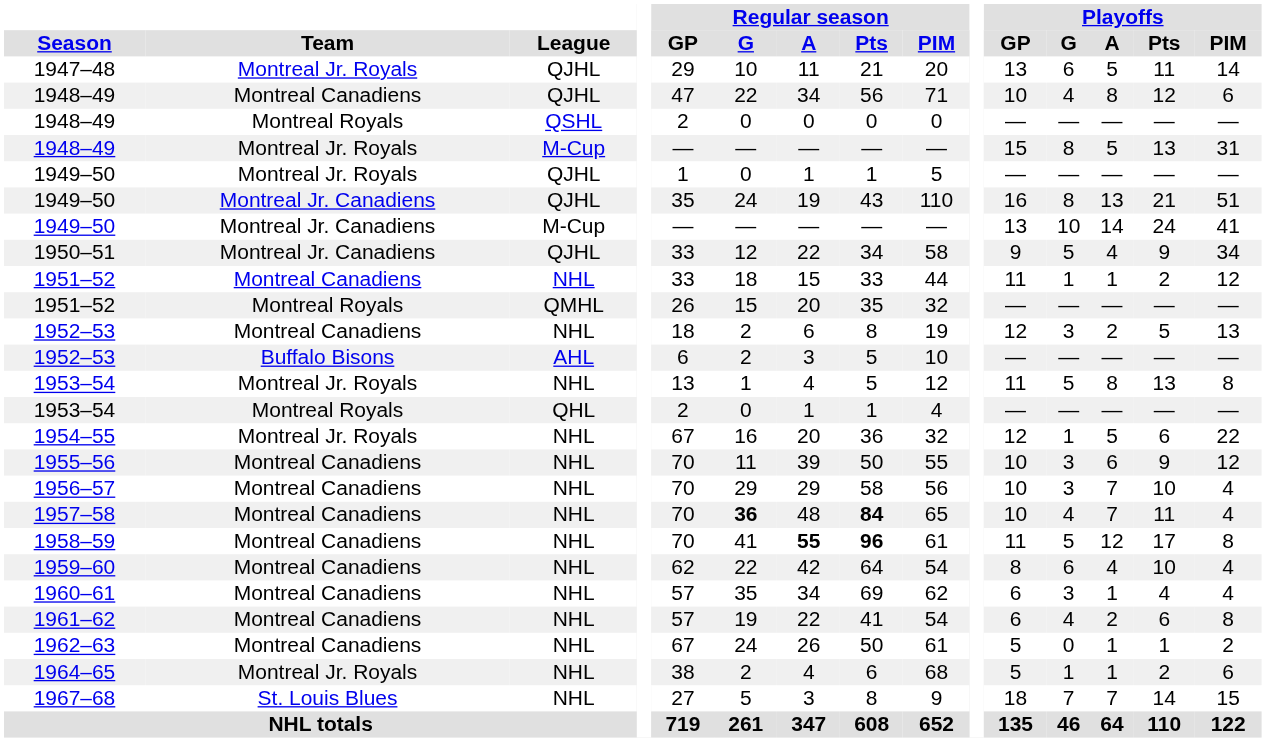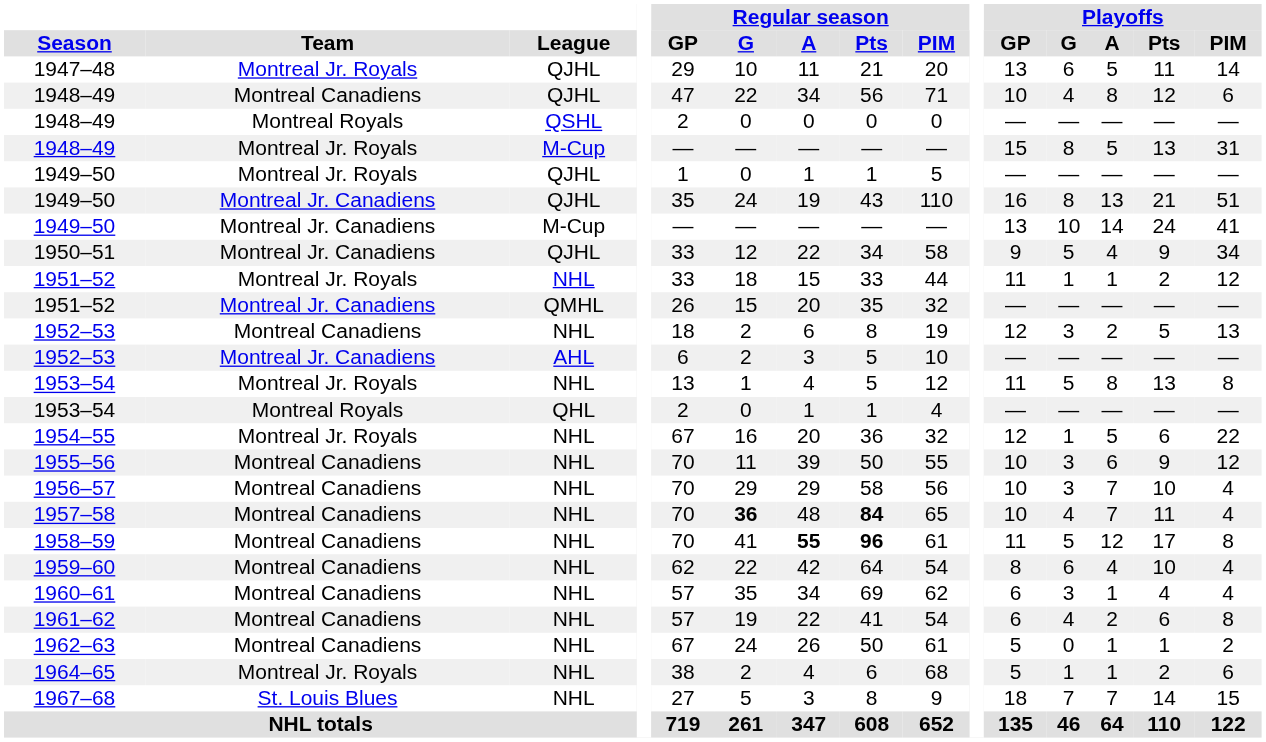(328, 278) Montreal Canadiens -> (328, 278) Montreal Jr. Royals
(328, 305) Montreal Royals -> (328, 305) Montreal Jr. Canadiens
(328, 357) Buffalo Bisons -> (328, 357) Montreal Jr. Canadiens
